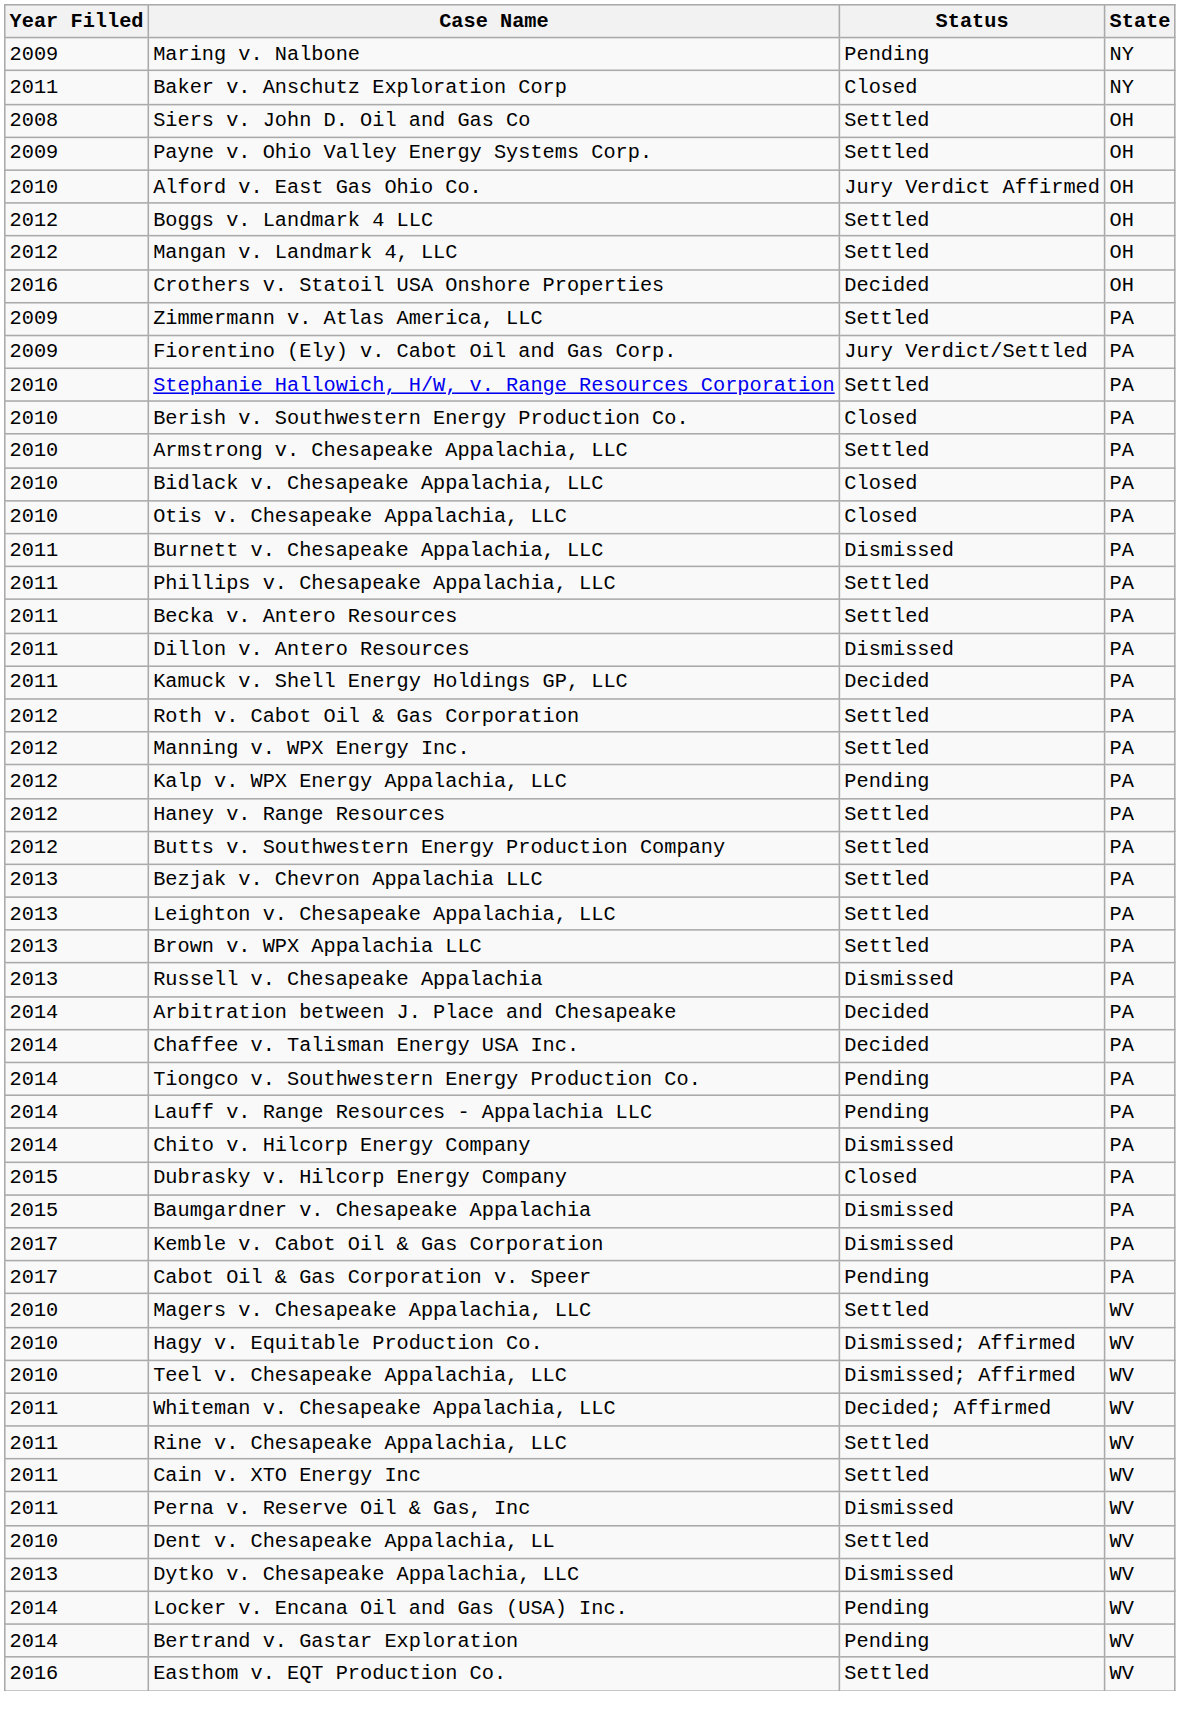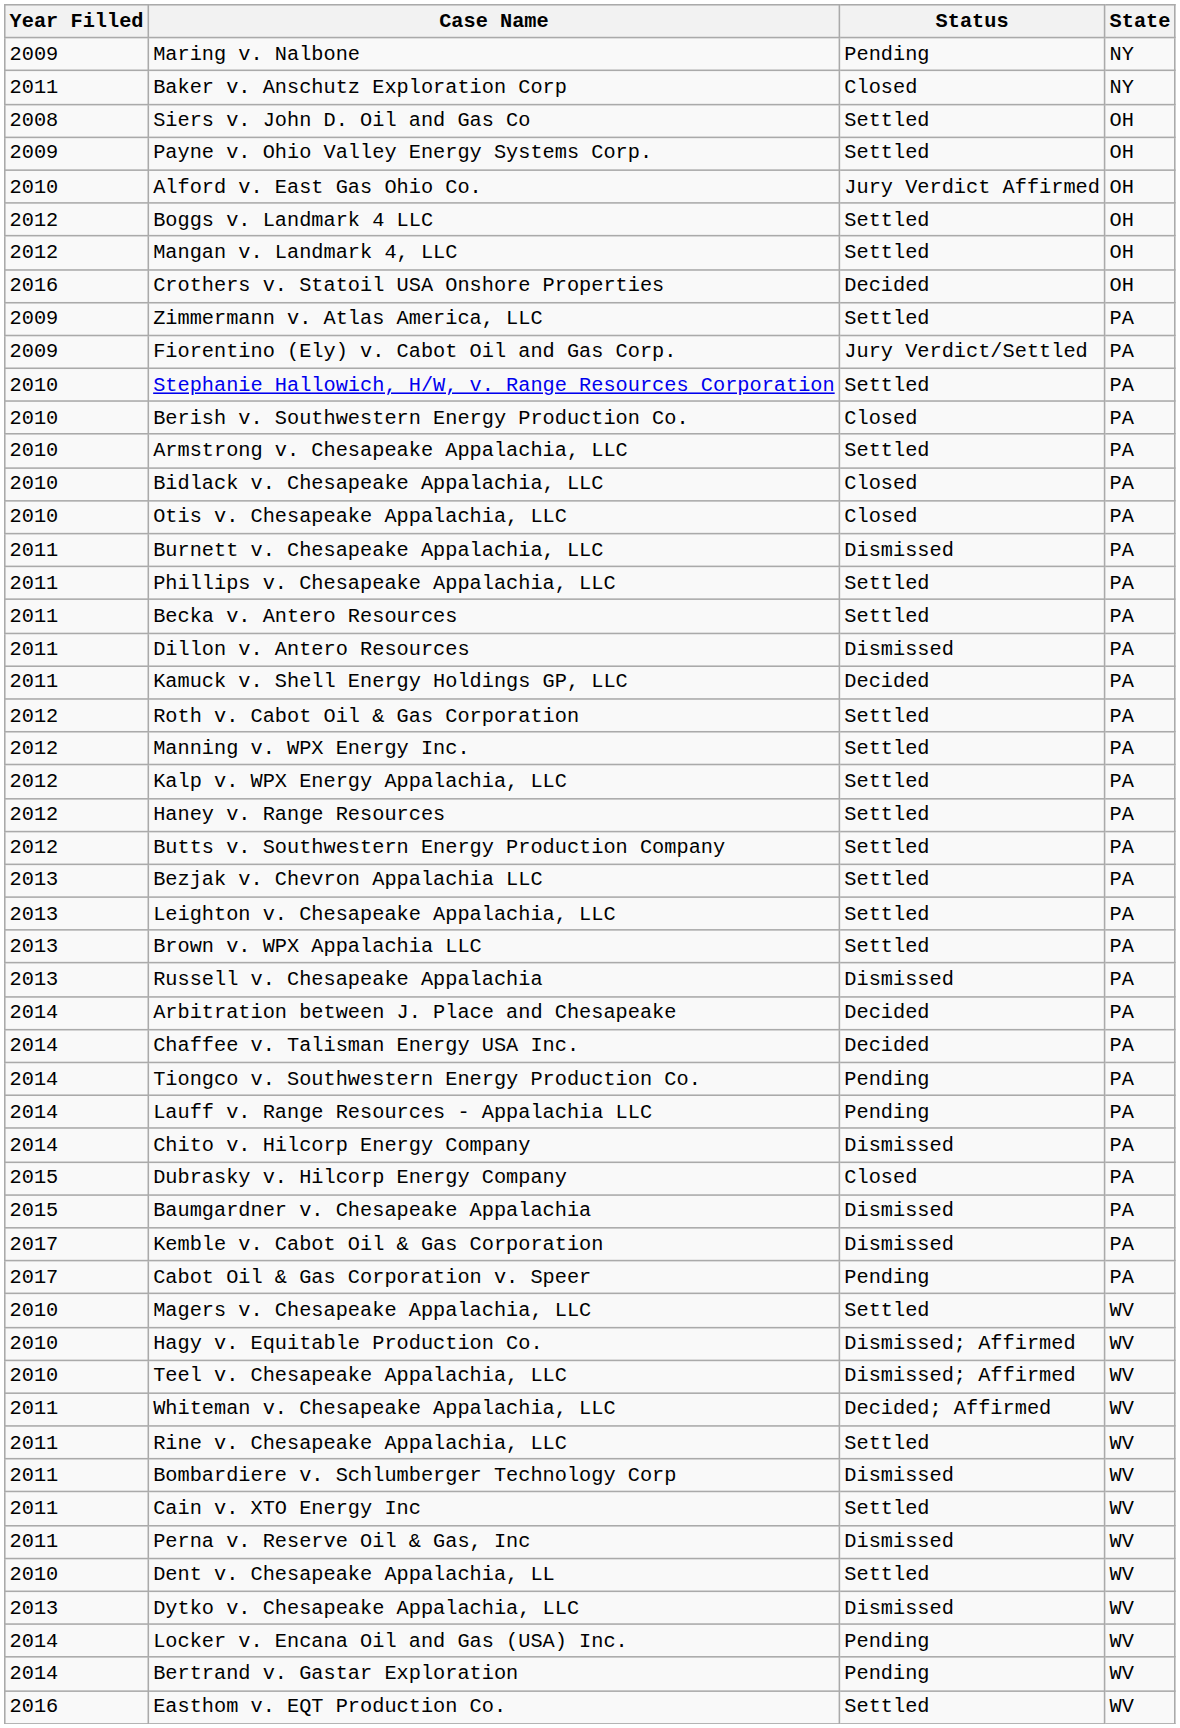(887, 782) Pending -> (887, 782) Settled
+ row: (415, 1476)
